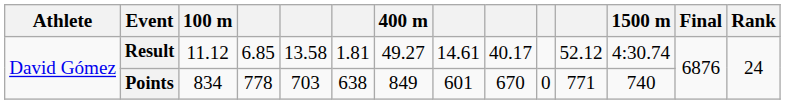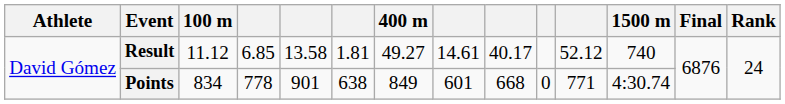(641, 52) 4:30.74 -> (641, 52) 740
(305, 83) 703 -> (305, 83) 901
(510, 83) 670 -> (510, 83) 668
(641, 83) 740 -> (641, 83) 4:30.74
